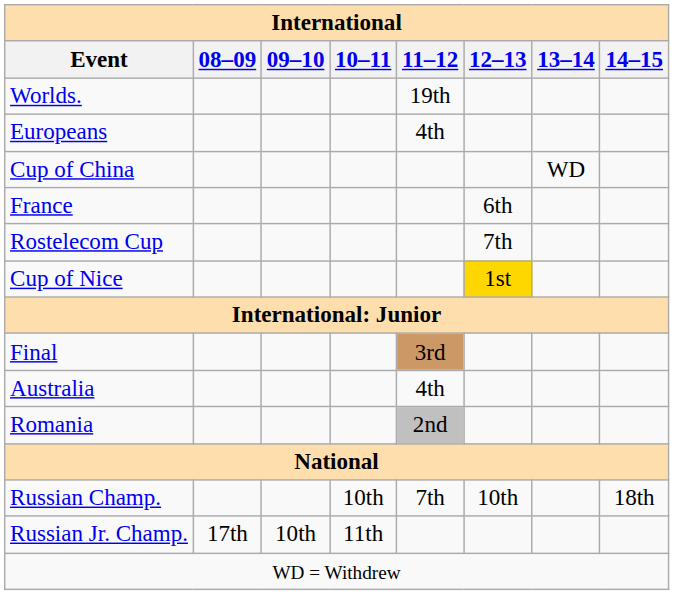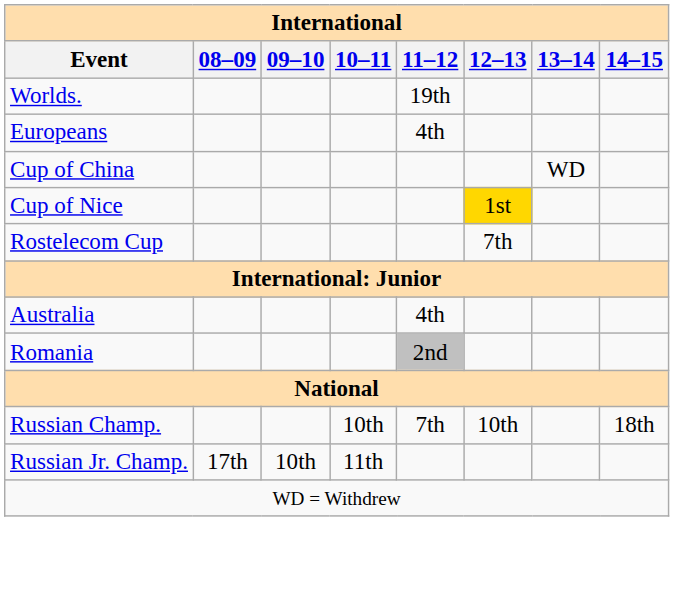- row: (41, 205)
rows swapped: (87, 242) <-> (66, 278)
- row: (34, 351)
